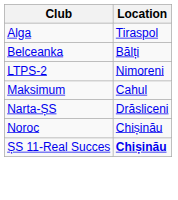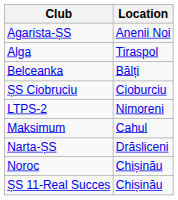+ row: (39, 33)
+ row: (42, 90)
(141, 147) bold -> (139, 185) normal
